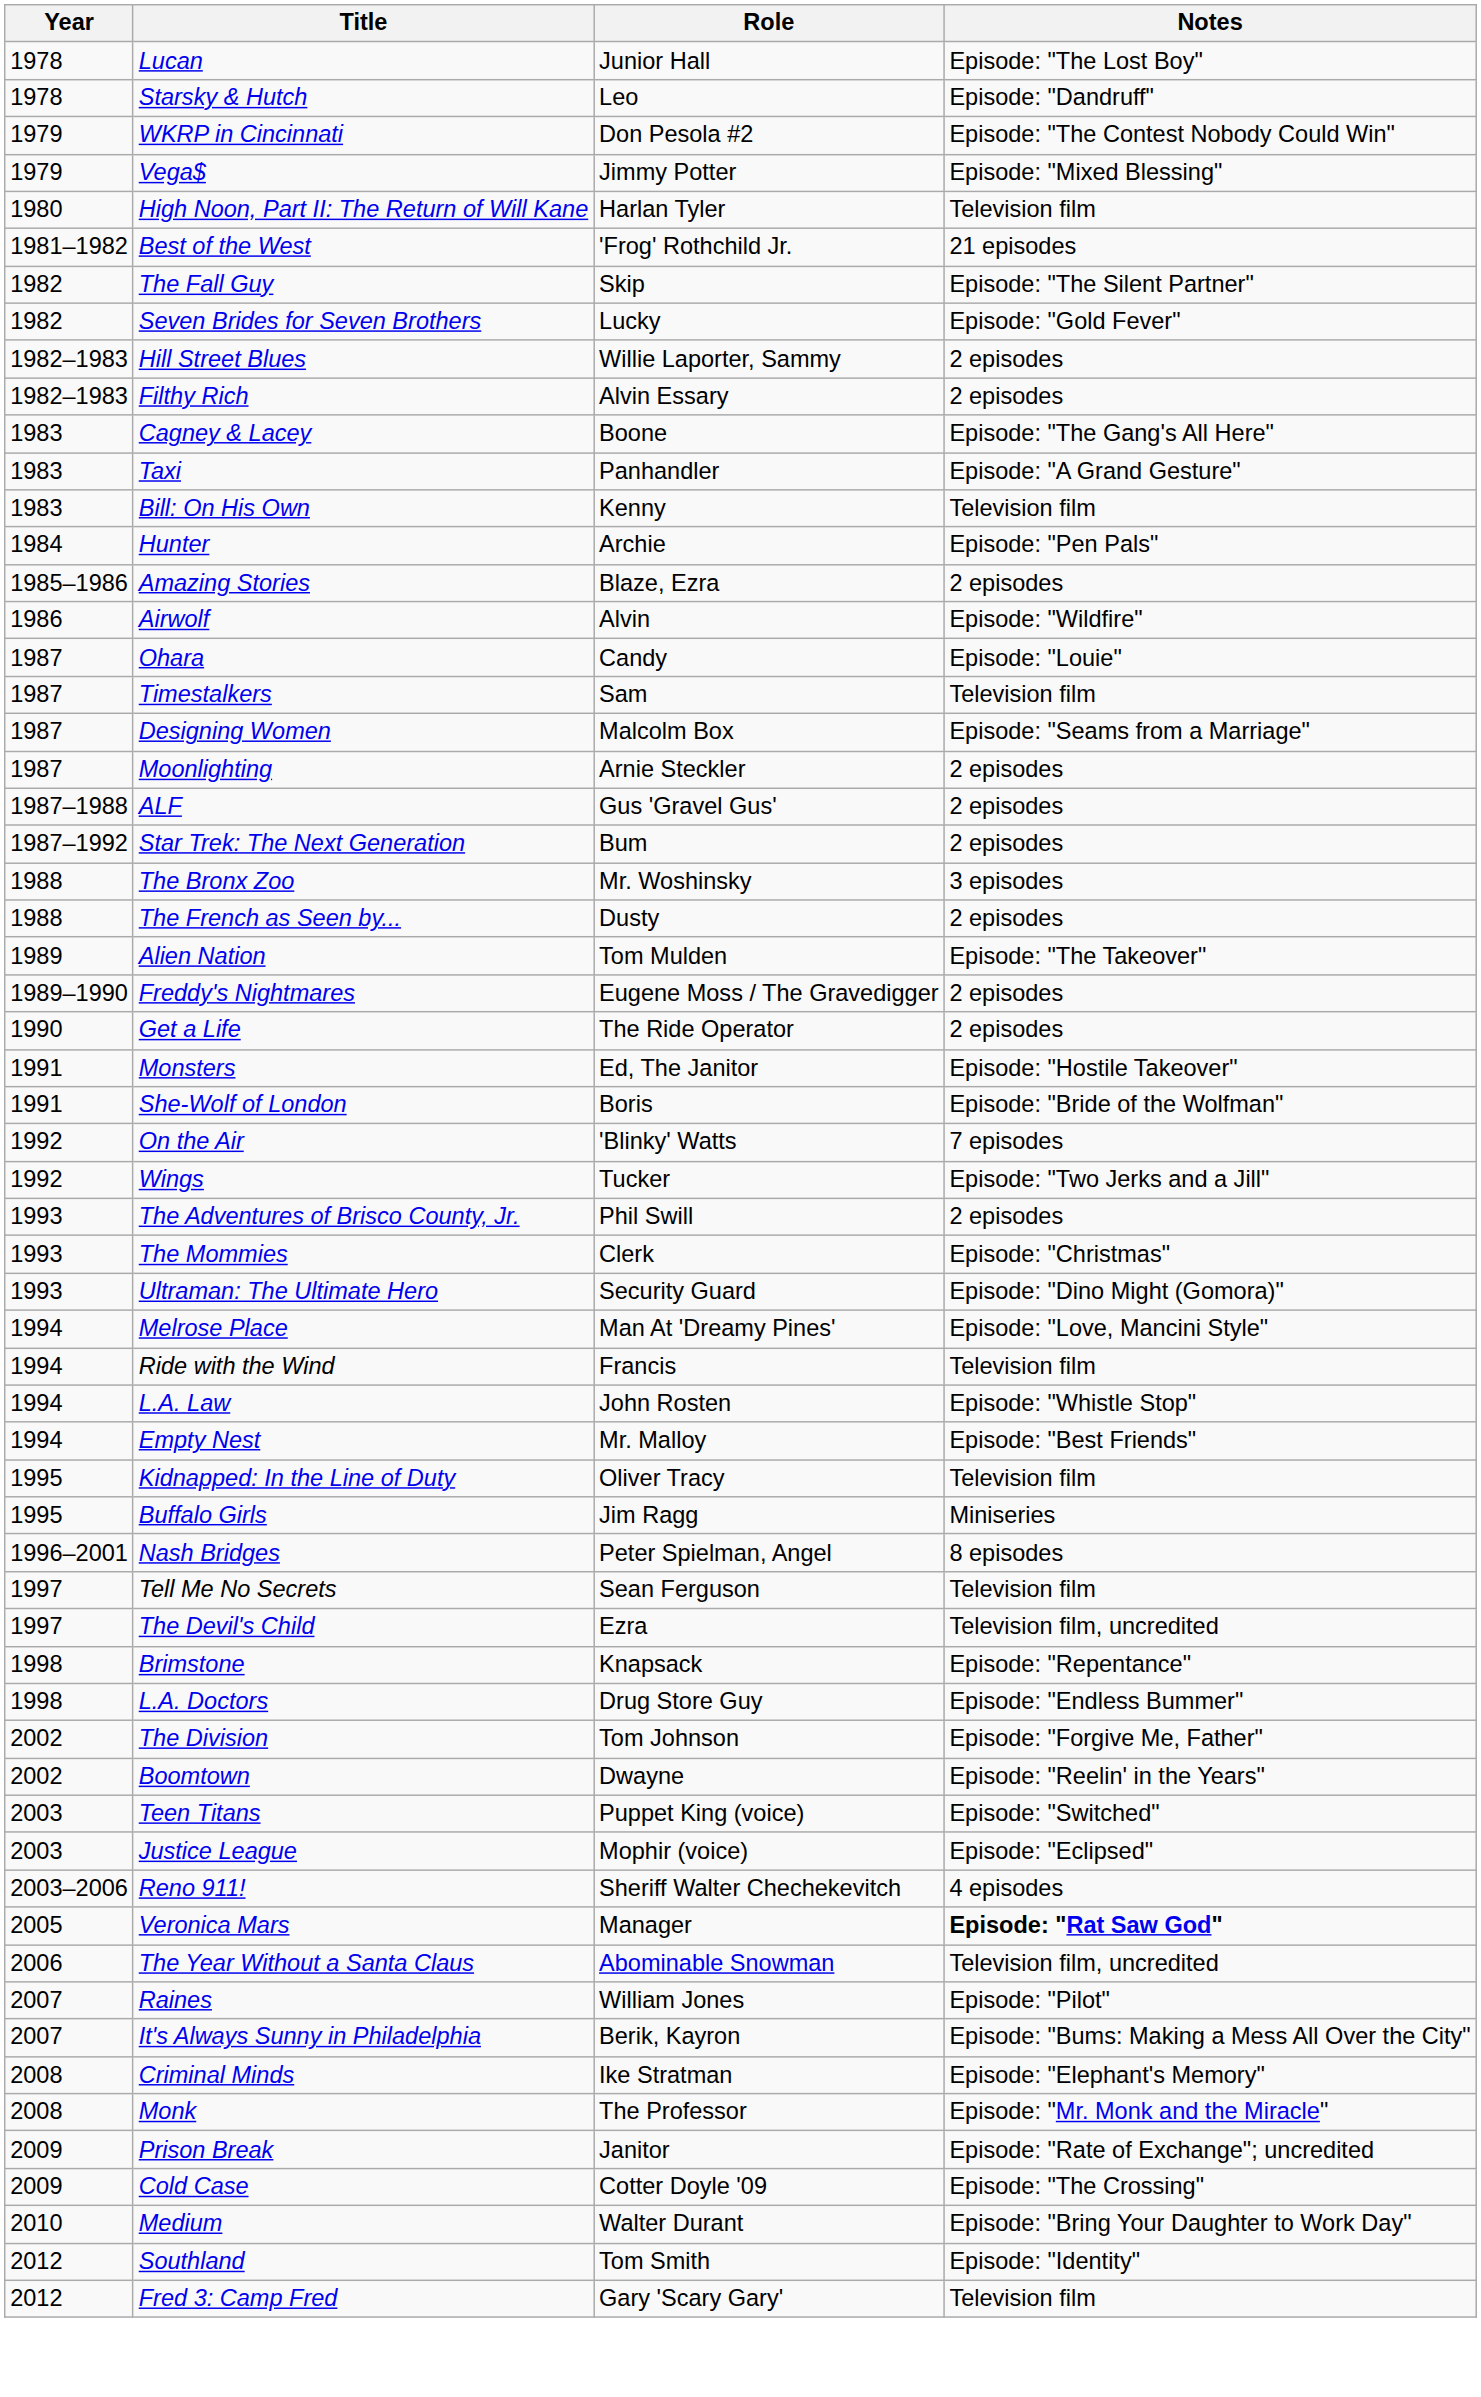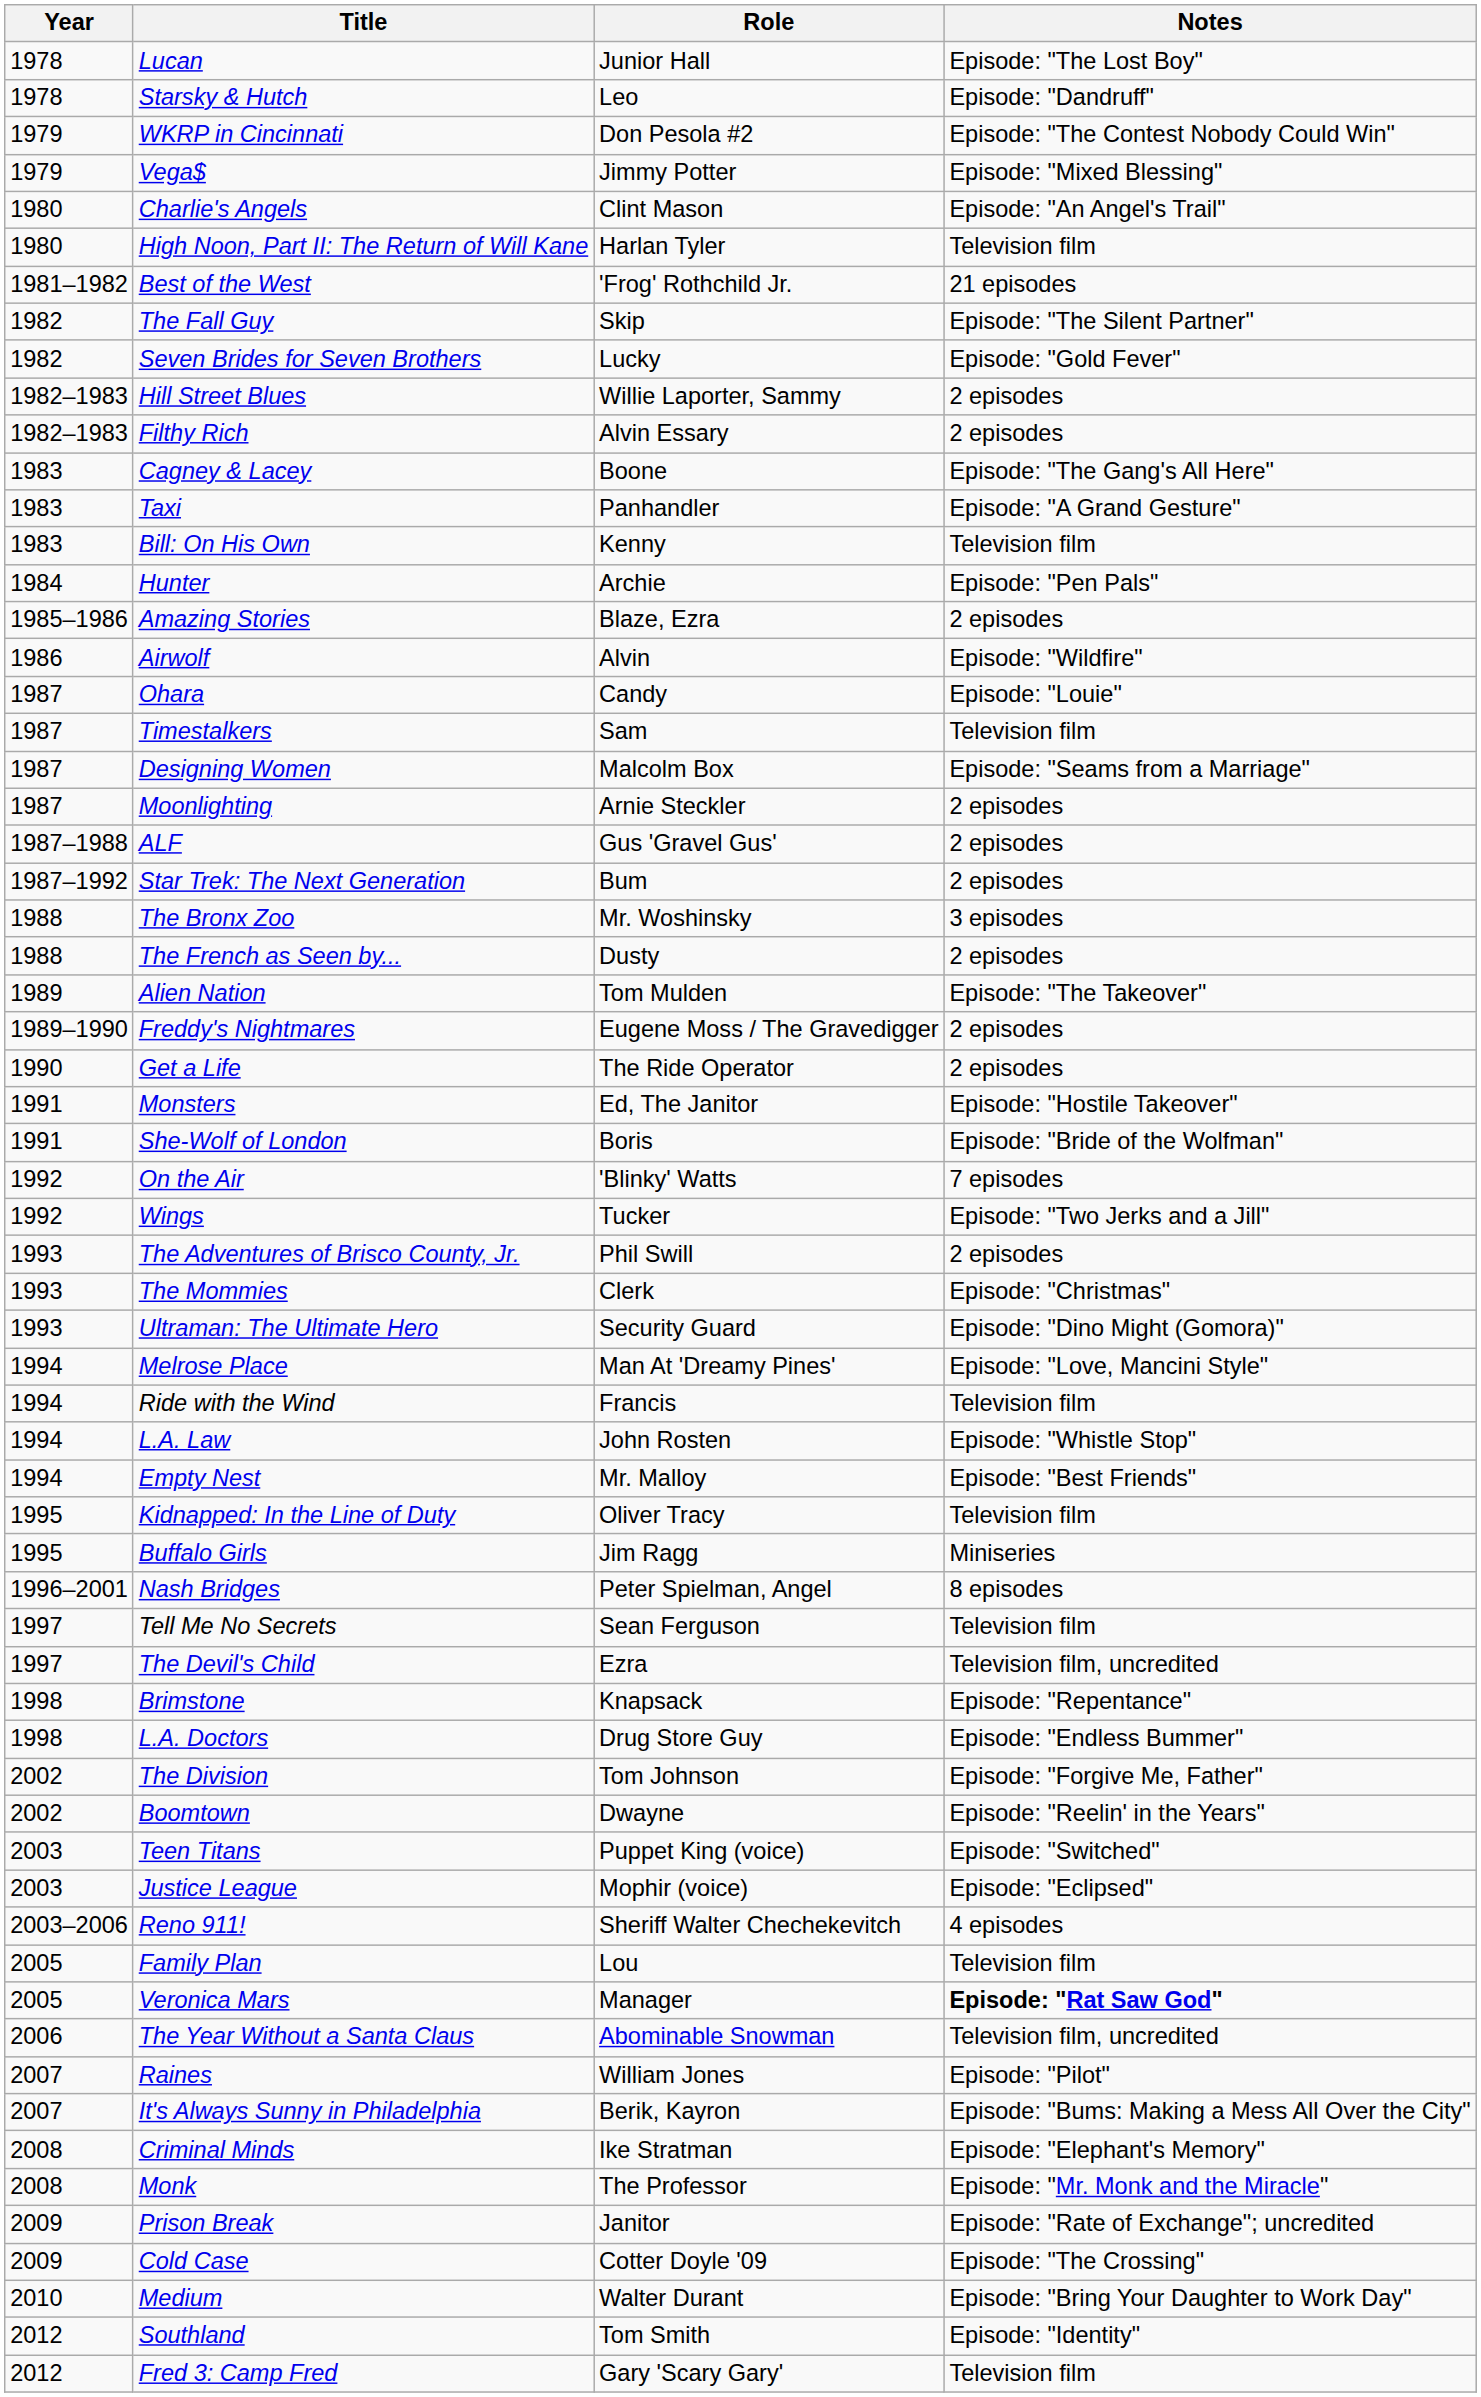+ row: (223, 209)
+ row: (200, 1962)
